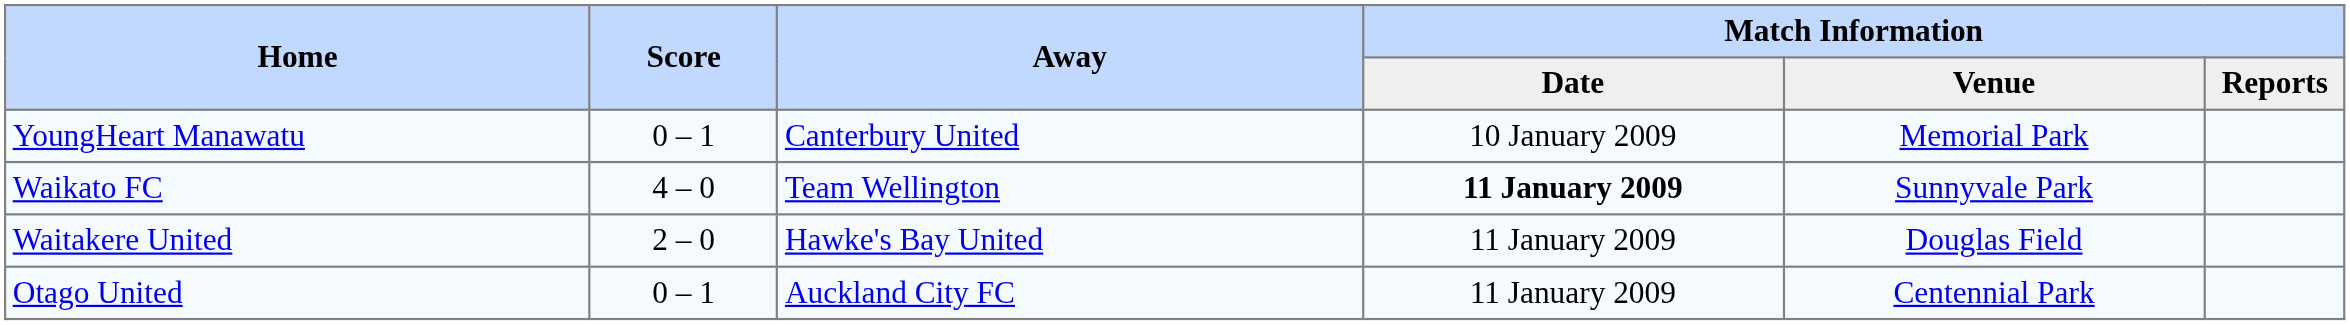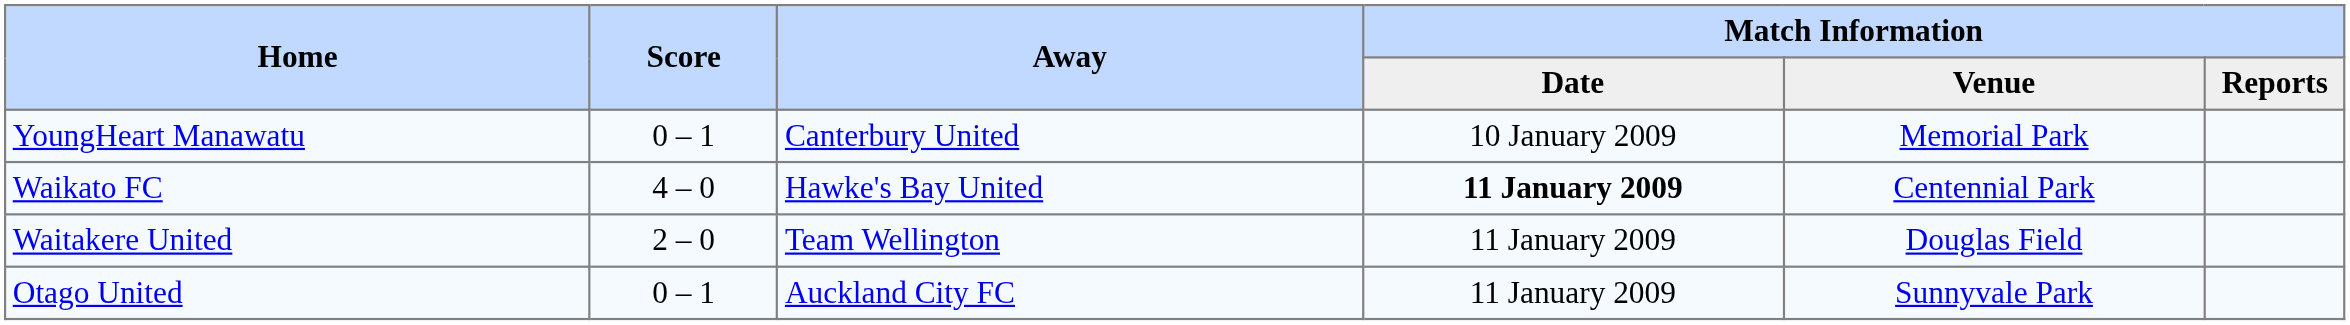(892, 187) Team Wellington -> (914, 187) Hawke's Bay United
(1994, 187) Sunnyvale Park -> (1994, 187) Centennial Park
(914, 239) Hawke's Bay United -> (892, 239) Team Wellington
(1994, 292) Centennial Park -> (1994, 292) Sunnyvale Park
